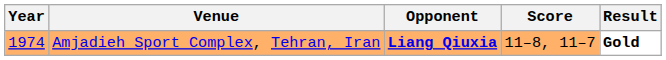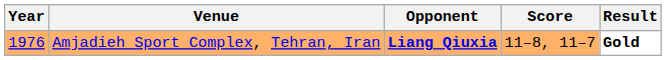(27, 43) 1974 -> (27, 43) 1976
